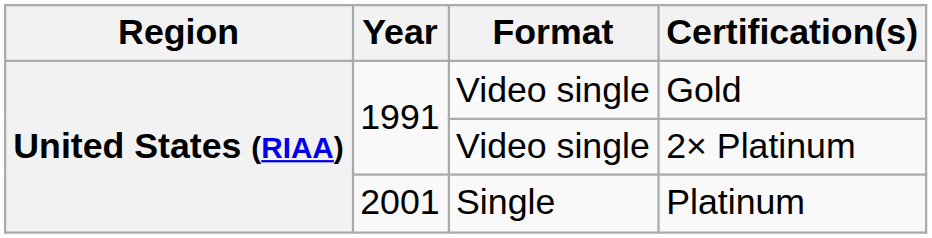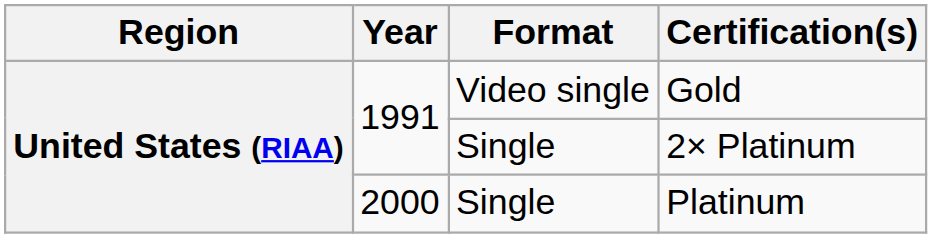(553, 145) Video single -> (506, 145) Single
(400, 202) 2001 -> (400, 202) 2000
